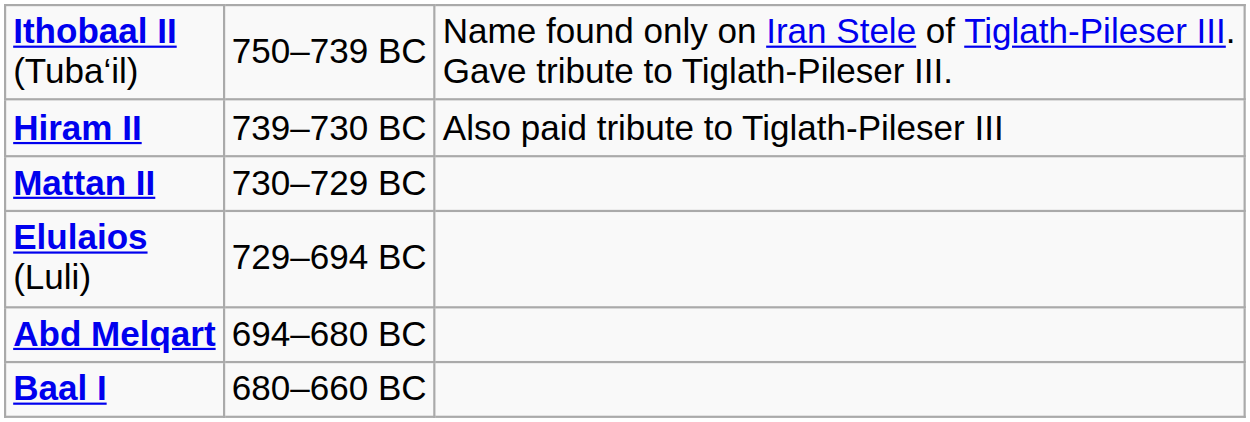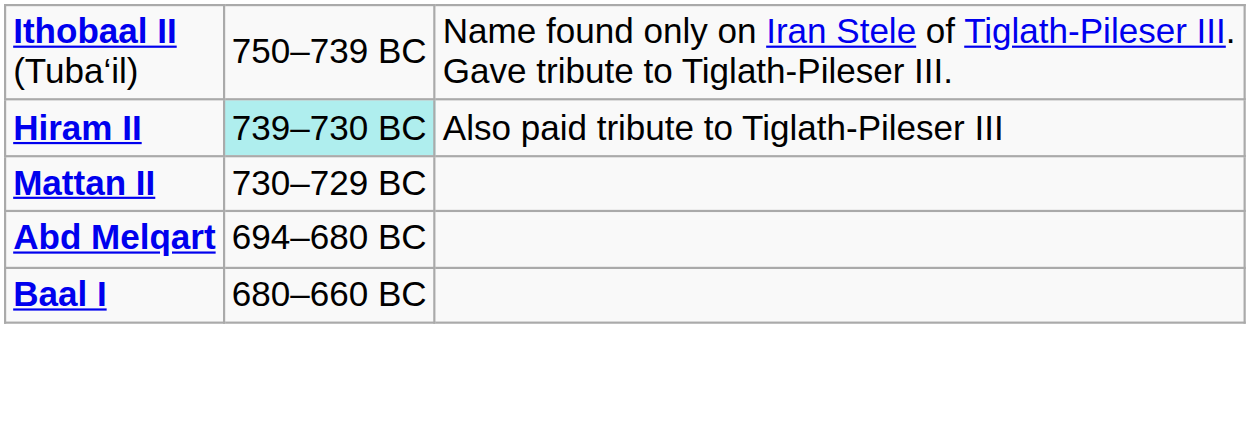(329, 127) no background -> (329, 127) paleturquoise background
- row: (80, 258)
